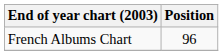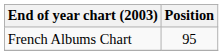(189, 38) 96 -> (189, 38) 95
